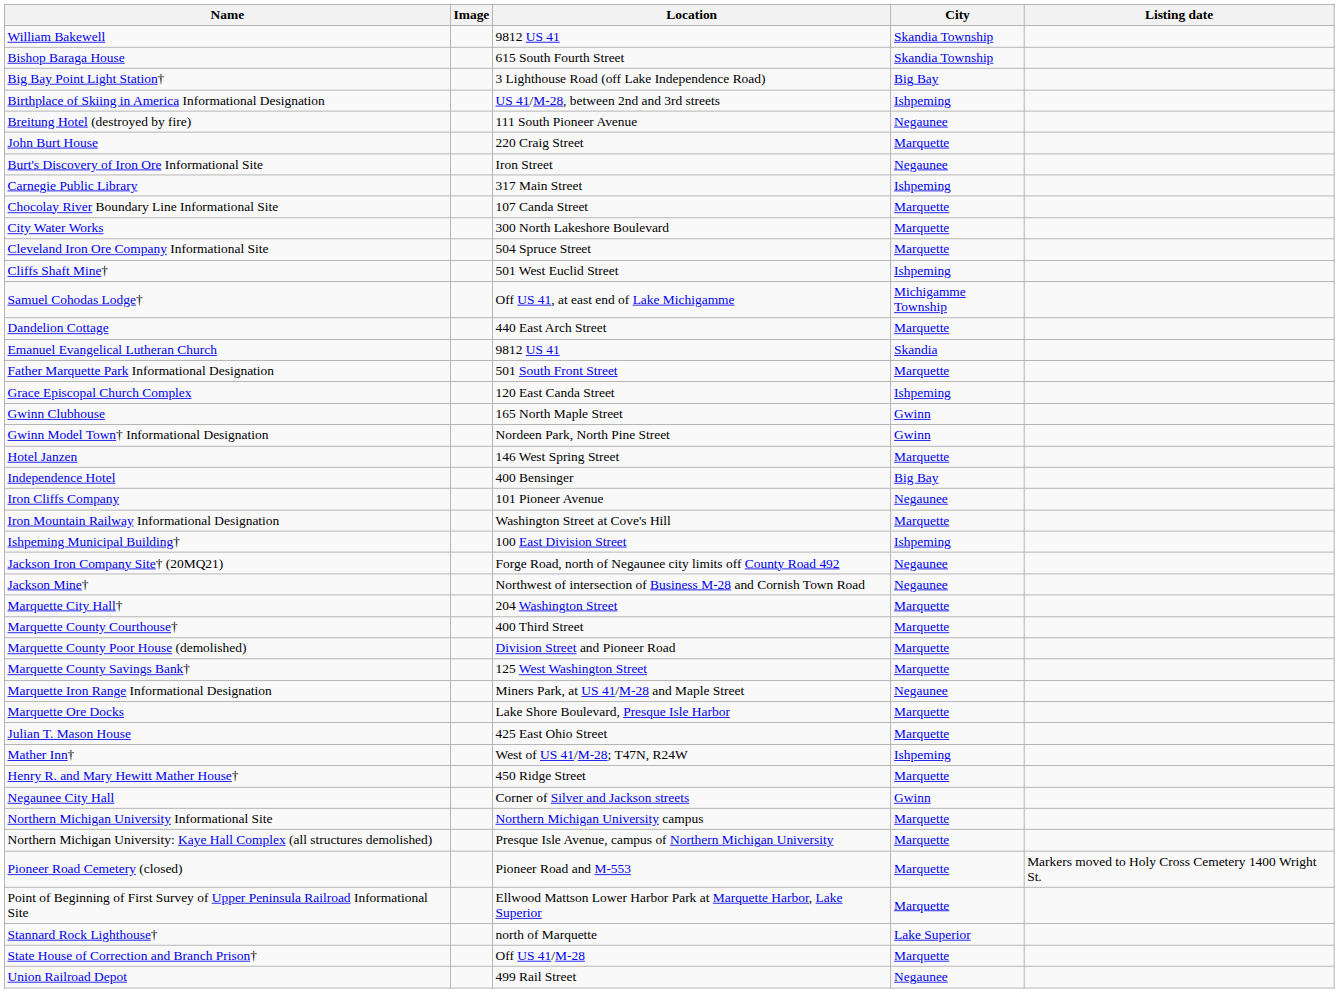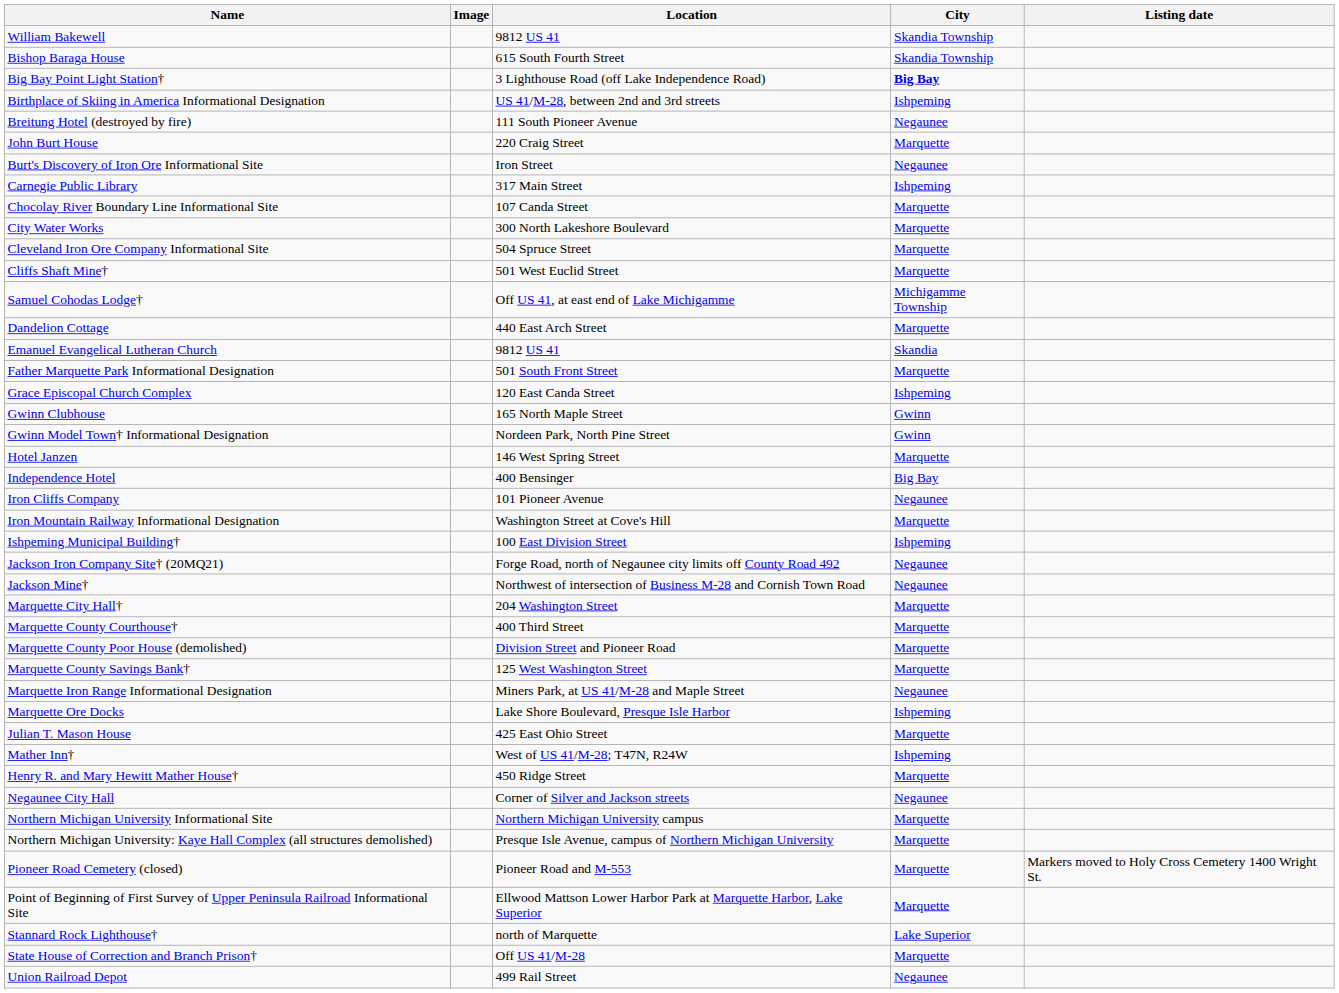(916, 79) normal -> (917, 79) bold
(922, 270) Ishpeming -> (922, 270) Marquette
(922, 712) Marquette -> (922, 712) Ishpeming
(912, 797) Gwinn -> (921, 797) Negaunee
